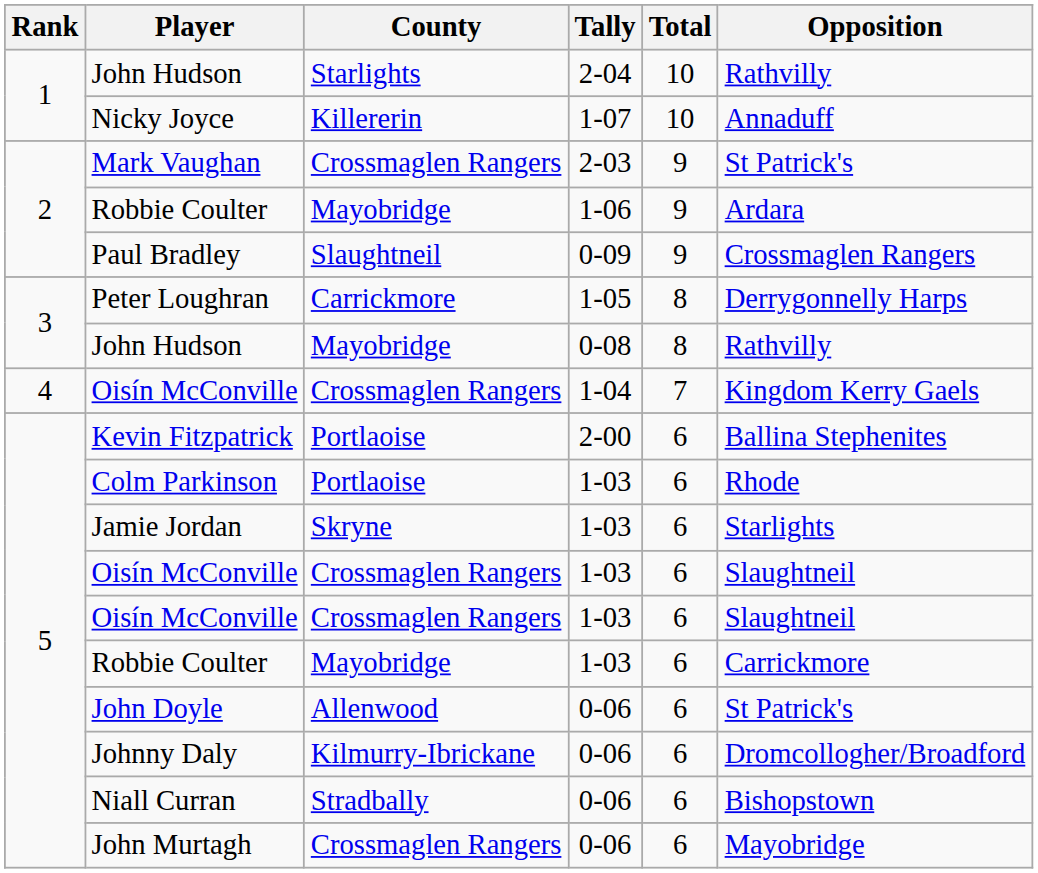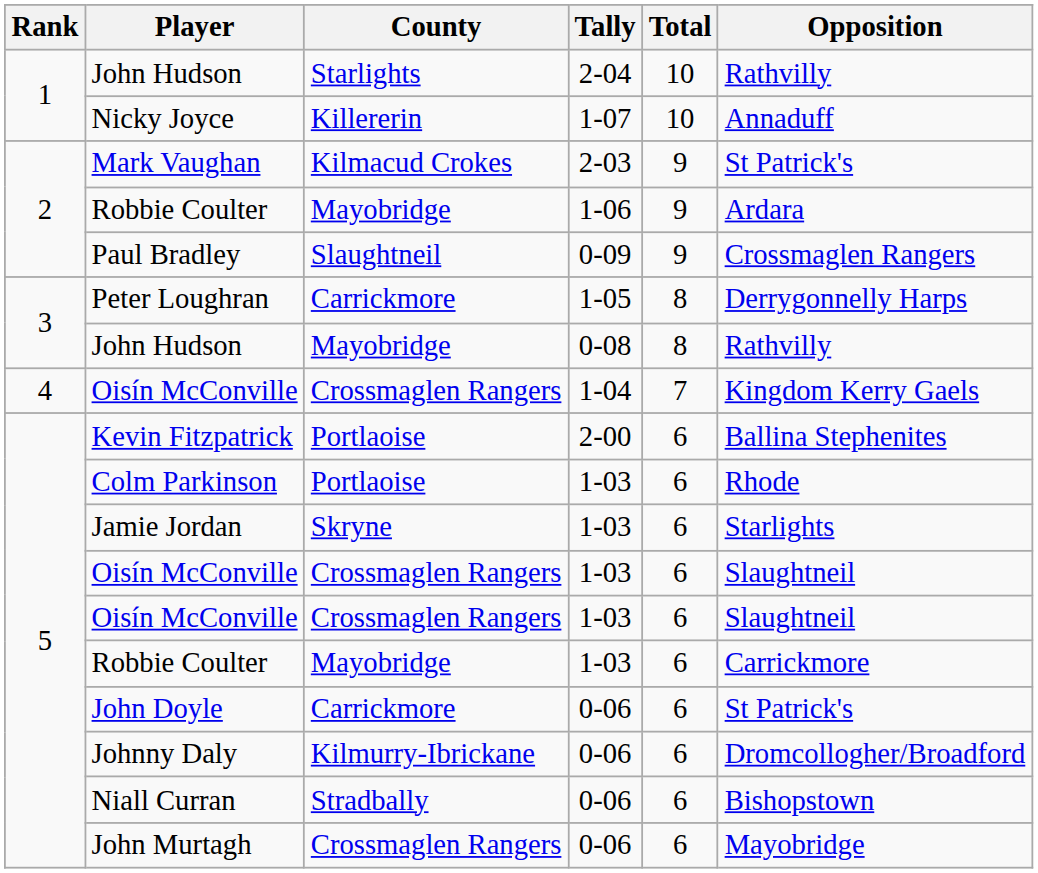(436, 163) Crossmaglen Rangers -> (411, 163) Kilmacud Crokes
(374, 708) Allenwood -> (383, 708) Carrickmore
